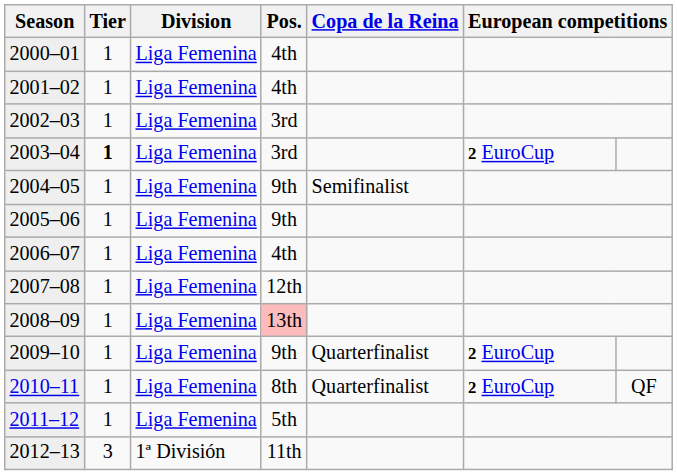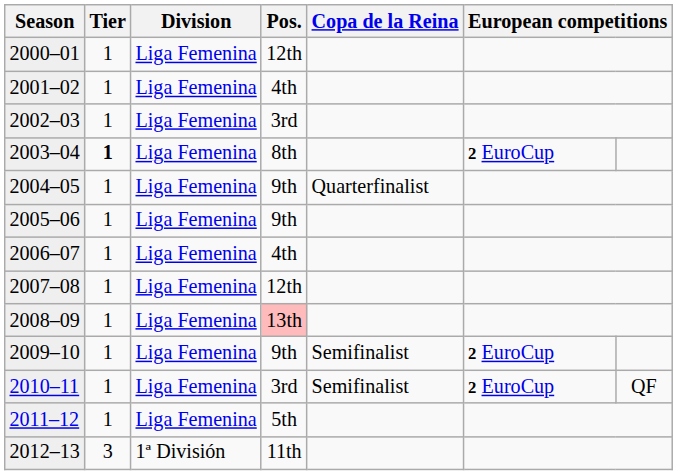(284, 53) 4th -> (284, 53) 12th
(284, 153) 3rd -> (284, 153) 8th
(360, 186) Semifinalist -> (370, 186) Quarterfinalist
(370, 352) Quarterfinalist -> (360, 352) Semifinalist
(284, 385) 8th -> (284, 385) 3rd
(370, 385) Quarterfinalist -> (360, 385) Semifinalist
